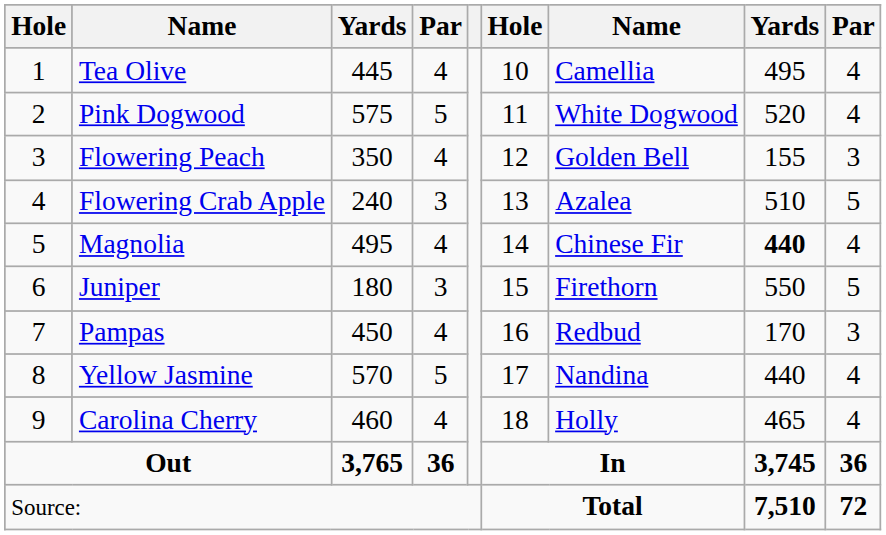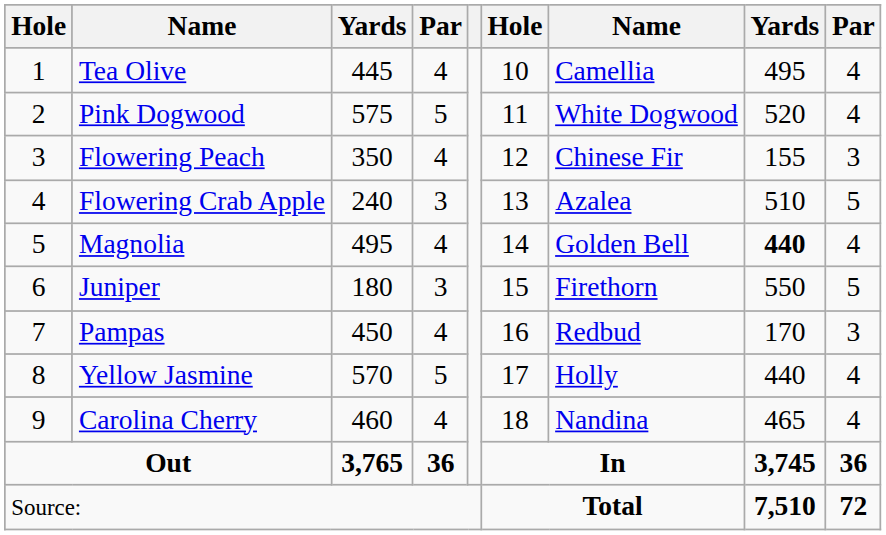(622, 157) Golden Bell -> (619, 157) Chinese Fir
(619, 244) Chinese Fir -> (622, 244) Golden Bell
(602, 375) Nandina -> (586, 375) Holly
(586, 419) Holly -> (602, 419) Nandina
